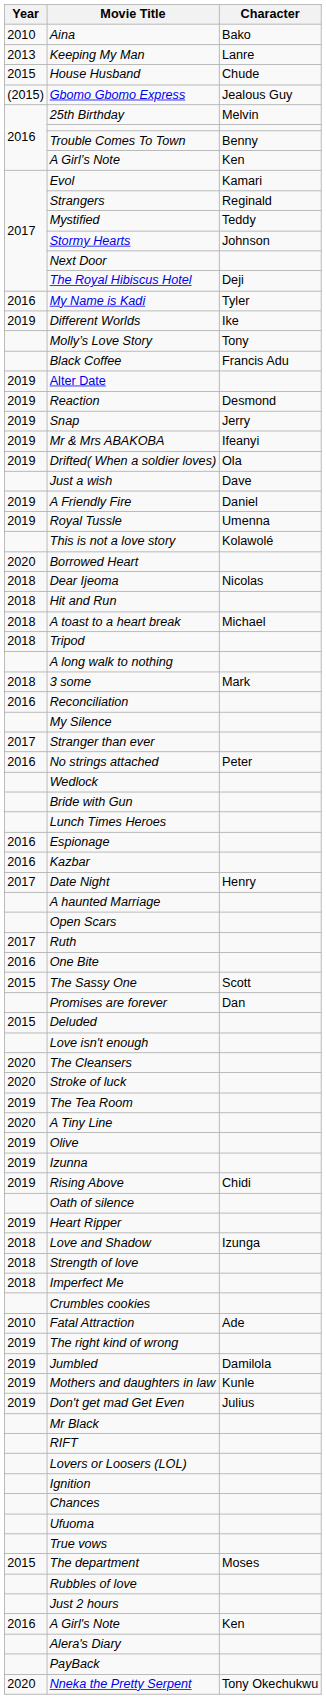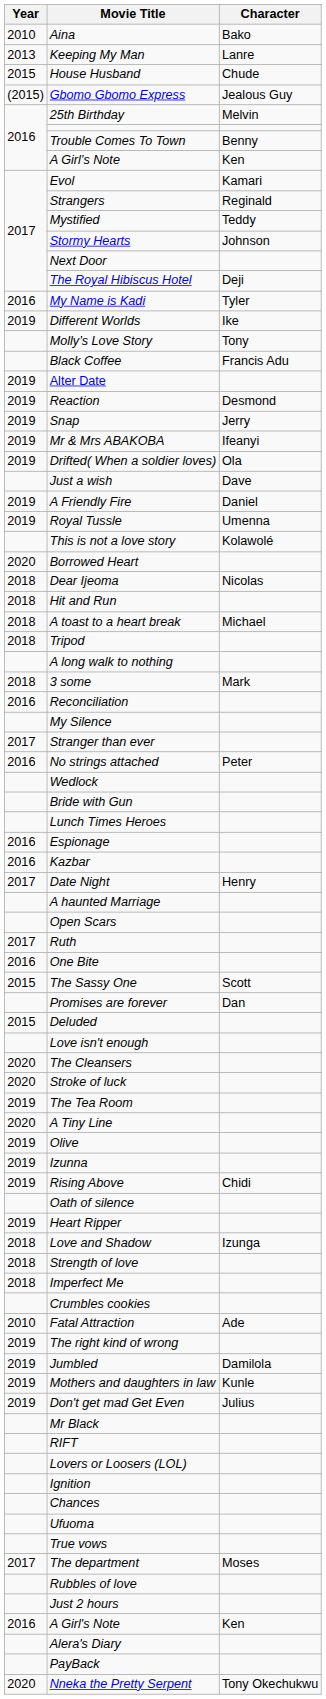(21, 1563) 2015 -> (21, 1563) 2017
